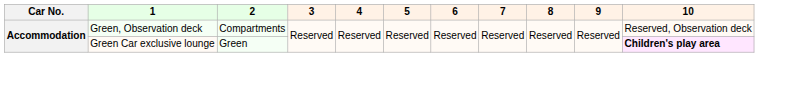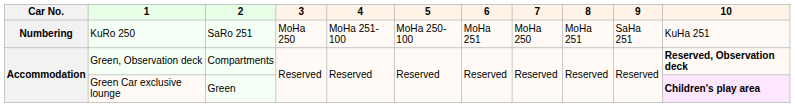+ row: (113, 34)
(688, 28) normal -> (720, 61) bold
